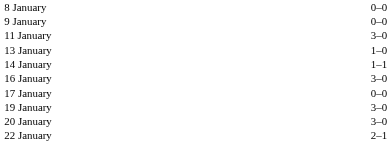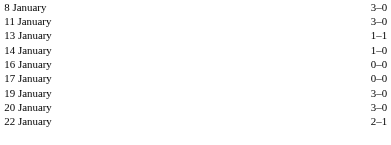(379, 7) 0–0 -> (379, 7) 3–0
- row: (25, 21)
(379, 50) 1–0 -> (379, 36) 1–1
(379, 64) 1–1 -> (379, 50) 1–0
(379, 79) 3–0 -> (379, 64) 0–0
